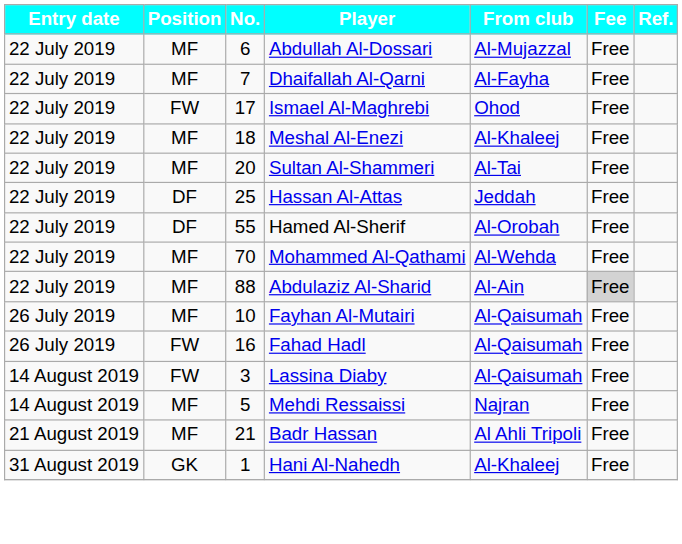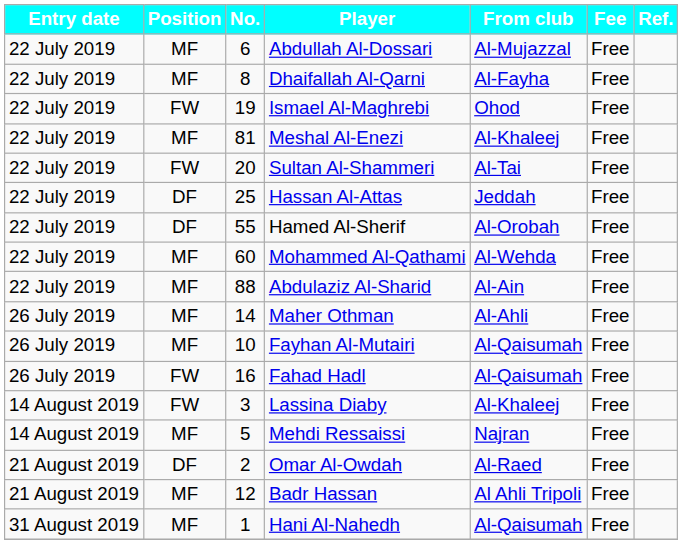(245, 78) 7 -> (245, 78) 8
(245, 108) 17 -> (245, 108) 19
(245, 138) 18 -> (245, 138) 81
(185, 167) MF -> (185, 167) FW
(245, 256) 70 -> (245, 256) 60
(610, 286) lightgrey background -> (610, 286) no background
+ row: (331, 316)
(528, 375) Al-Qaisumah -> (517, 405) Al-Khaleej
+ row: (335, 464)
(245, 434) 21 -> (245, 494) 12
(185, 464) GK -> (185, 524) MF
(517, 464) Al-Khaleej -> (528, 524) Al-Qaisumah
